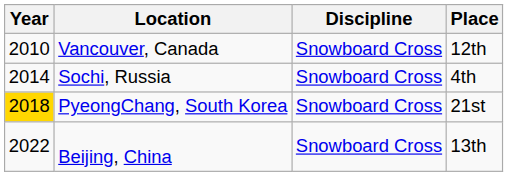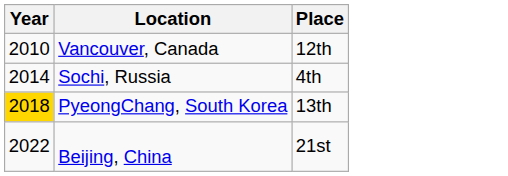- column: (369, 19)
(468, 106) 21st -> (314, 106) 13th
(469, 146) 13th -> (313, 146) 21st
